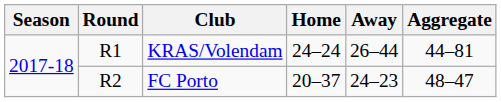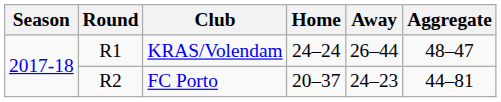(450, 50) 44–81 -> (450, 50) 48–47
(450, 81) 48–47 -> (450, 81) 44–81
